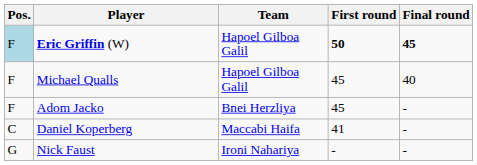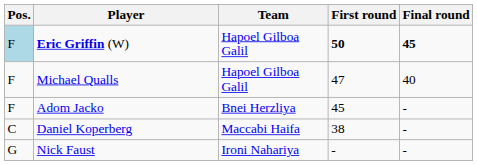(338, 79) 45 -> (338, 79) 47
(338, 129) 41 -> (338, 129) 38
